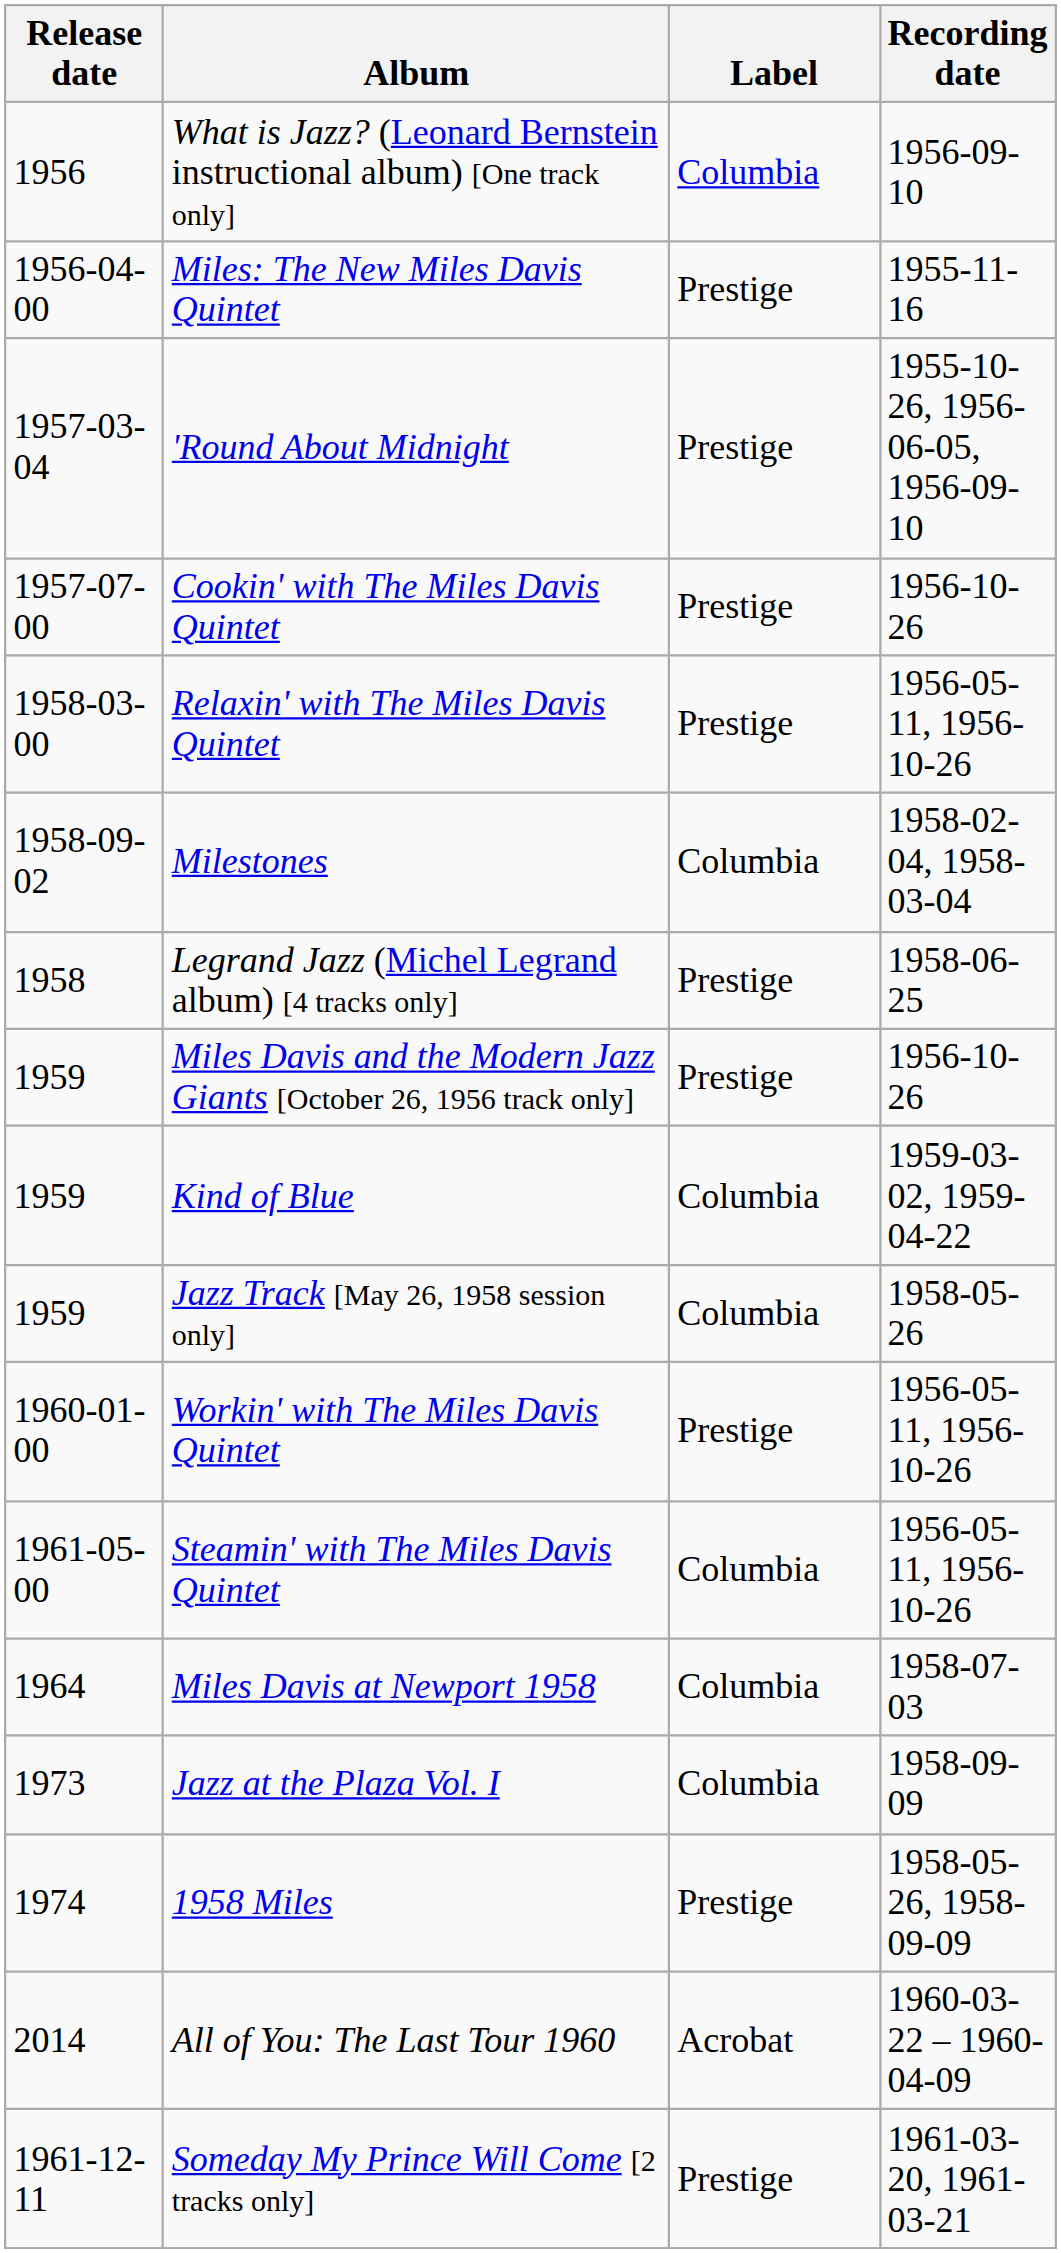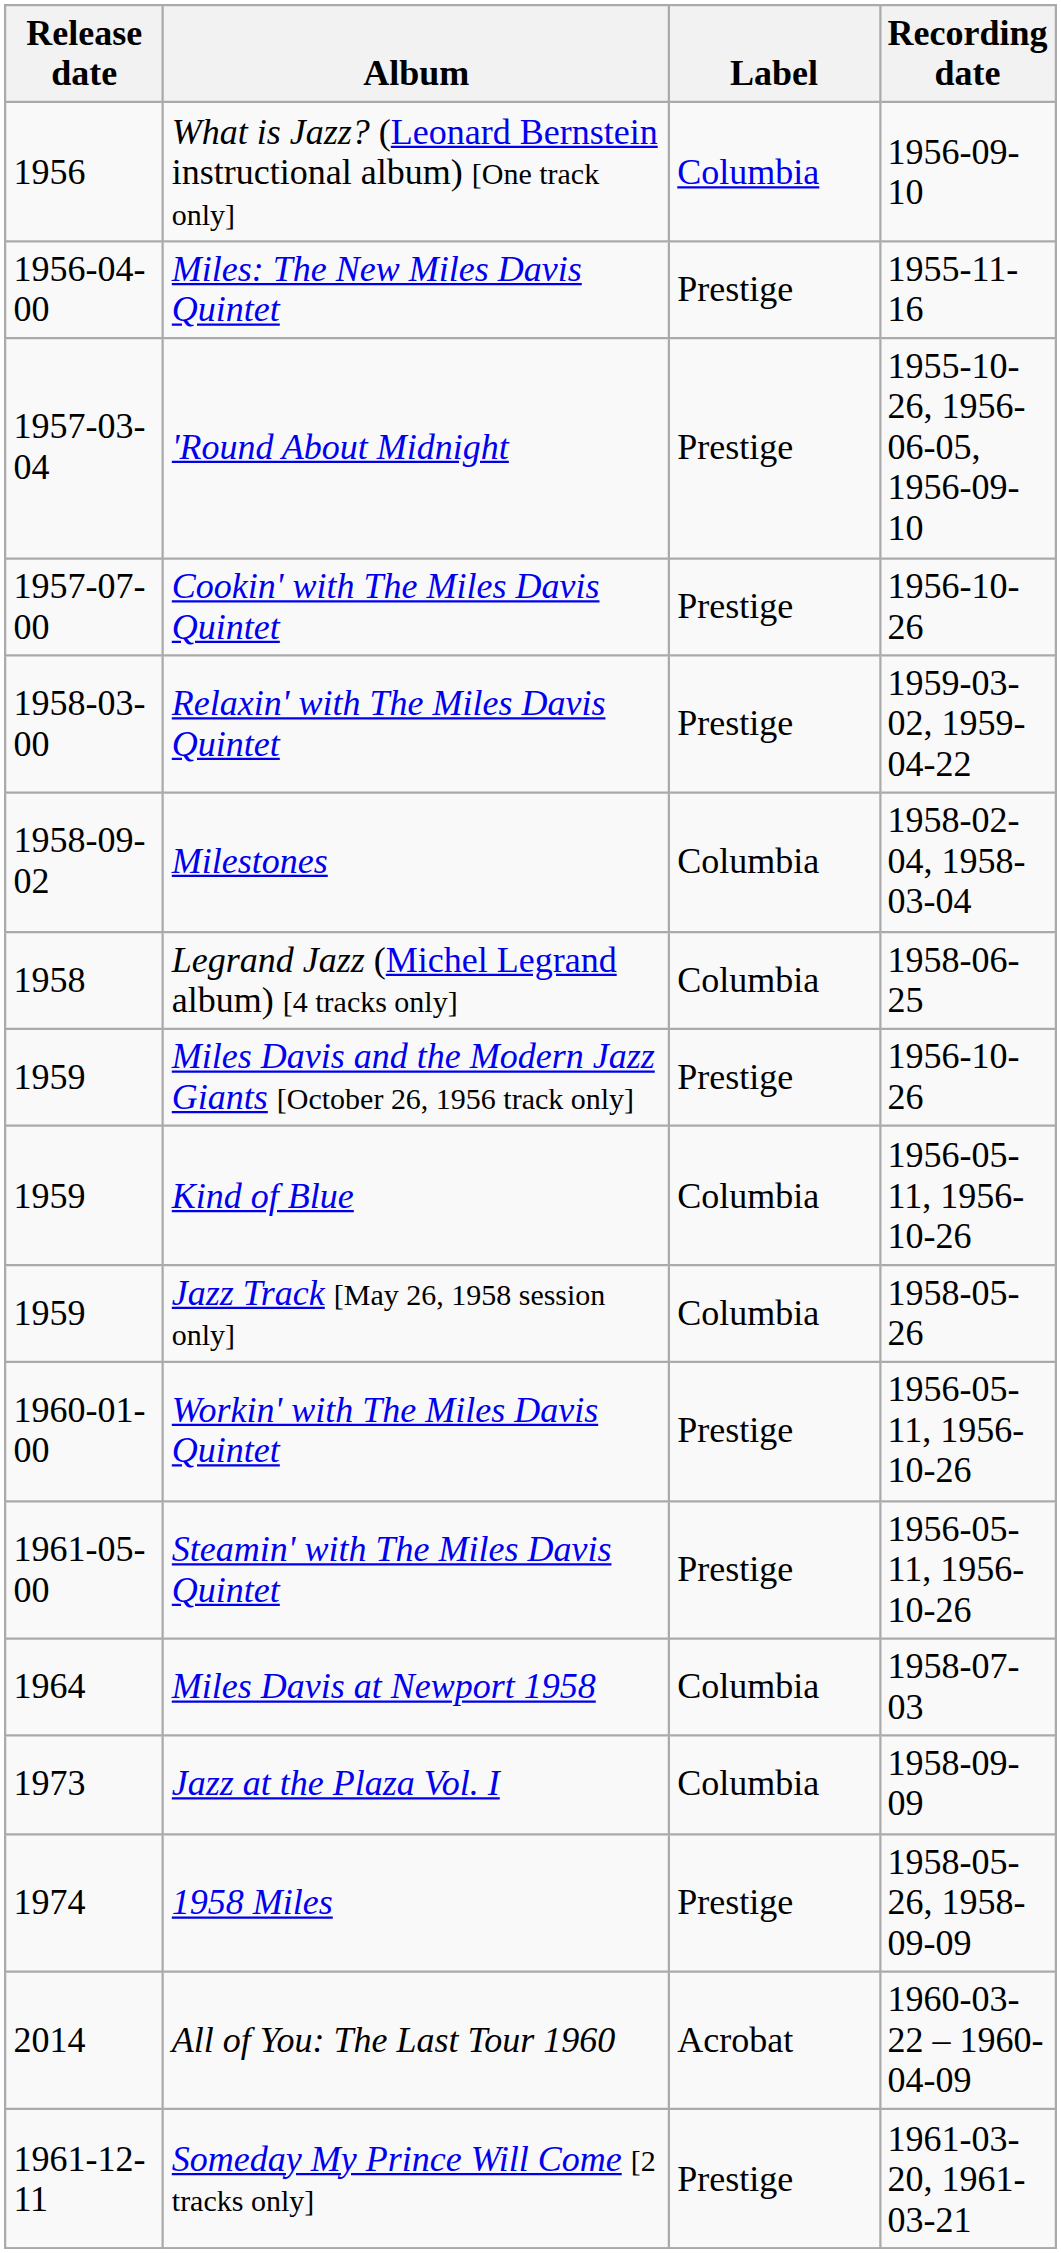(956, 723) 1956-05-11, 1956-10-26 -> (957, 723) 1959-03-02, 1959-04-22
(735, 979) Prestige -> (748, 979) Columbia
(957, 1194) 1959-03-02, 1959-04-22 -> (956, 1194) 1956-05-11, 1956-10-26
(748, 1568) Columbia -> (735, 1568) Prestige
